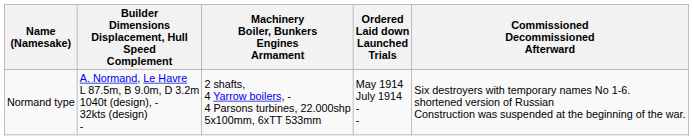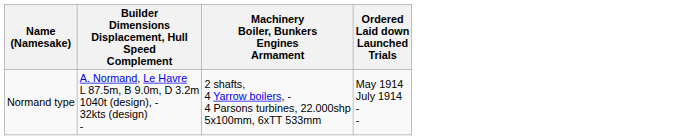- column: (550, 37)
